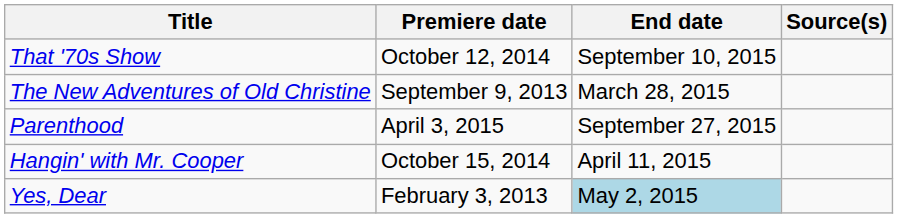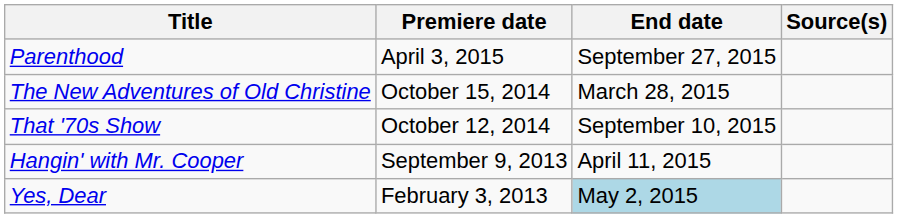rows swapped: (66, 126) <-> (85, 56)
(474, 91) September 9, 2013 -> (466, 91) October 15, 2014
(466, 160) October 15, 2014 -> (474, 160) September 9, 2013
